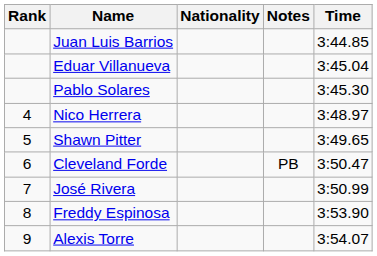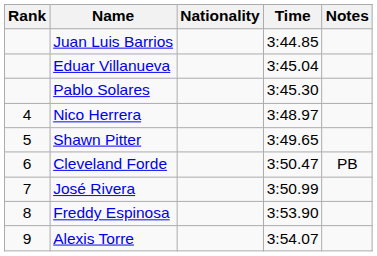columns swapped: (343, 16) <-> (288, 16)
